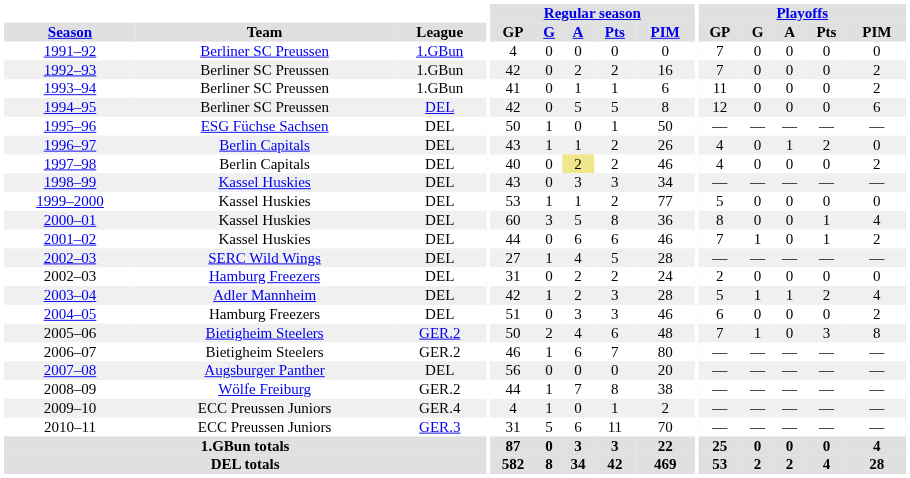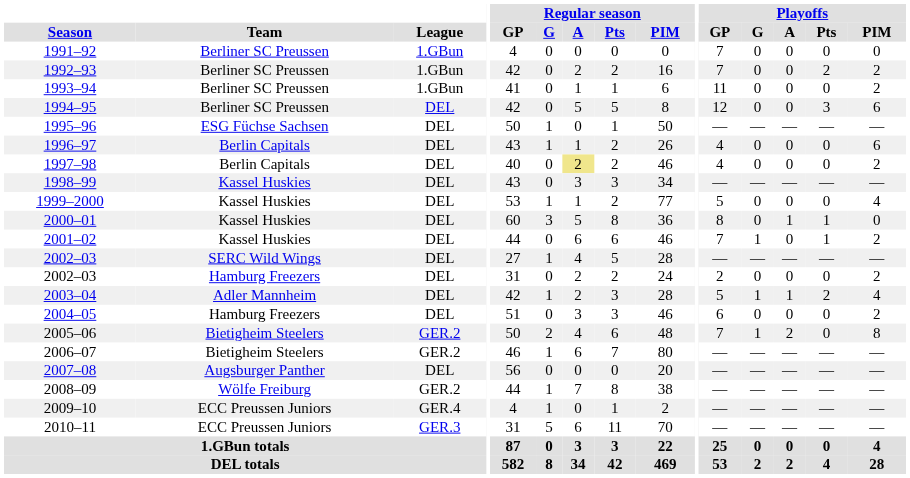(826, 69) 0 -> (826, 69) 2
(826, 107) 0 -> (826, 107) 3
(790, 145) 1 -> (790, 145) 0
(826, 145) 2 -> (826, 145) 0
(877, 145) 0 -> (877, 145) 6
(877, 201) 0 -> (877, 201) 4
(790, 220) 0 -> (790, 220) 1
(877, 220) 4 -> (877, 220) 0
(877, 276) 0 -> (877, 276) 2
(790, 333) 0 -> (790, 333) 2
(826, 333) 3 -> (826, 333) 0
